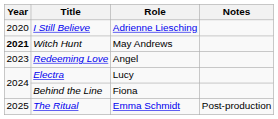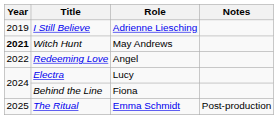(18, 28) 2020 -> (18, 28) 2019
(18, 59) 2023 -> (18, 59) 2022
